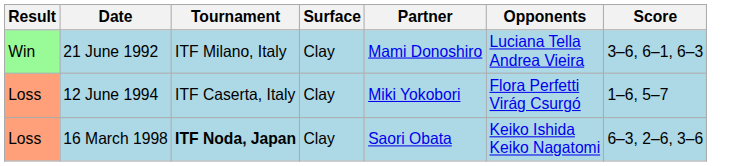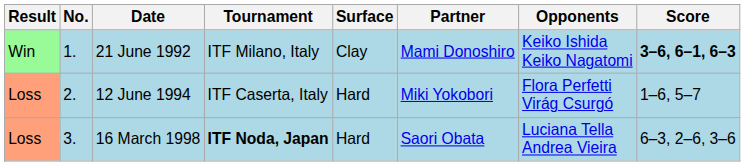+ column: (76, 16)
(537, 51) Luciana Tella Andrea Vieira -> (577, 51) Keiko Ishida Keiko Nagatomi
(655, 51) normal -> (688, 51) bold
(319, 94) Clay -> (353, 94) Hard
(319, 138) Clay -> (353, 138) Hard
(545, 138) Keiko Ishida Keiko Nagatomi -> (569, 138) Luciana Tella Andrea Vieira
